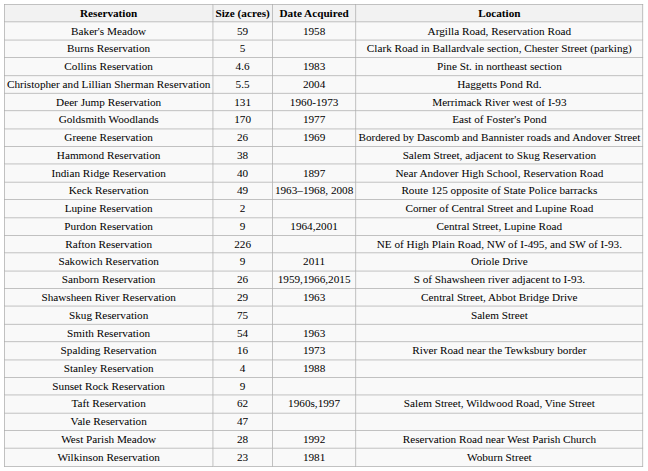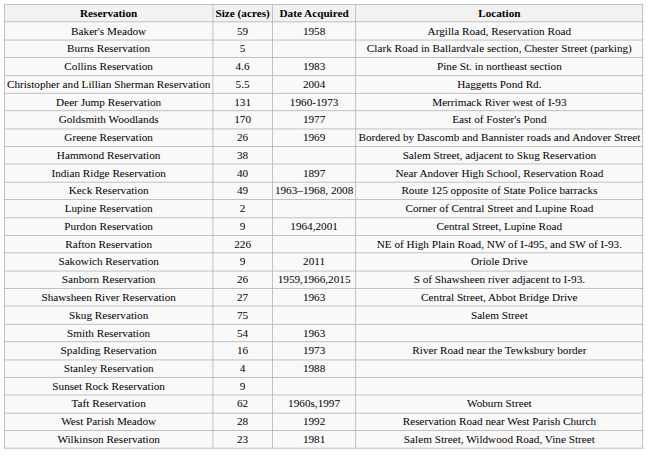(243, 297) 29 -> (243, 297) 27
(499, 404) Salem Street, Wildwood Road, Vine Street -> (499, 404) Woburn Street
- row: (109, 421)
(499, 457) Woburn Street -> (499, 439) Salem Street, Wildwood Road, Vine Street
